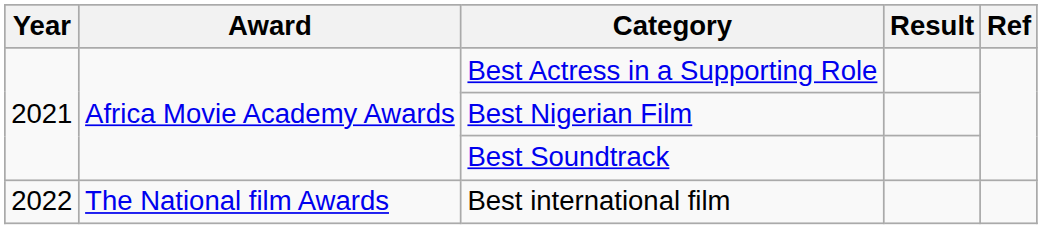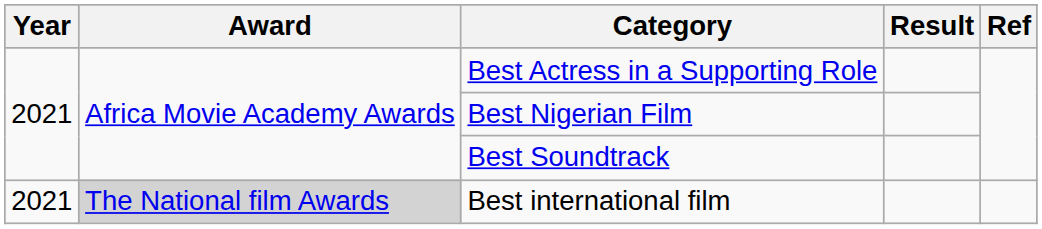(42, 200) 2022 -> (42, 200) 2021
(237, 200) no background -> (237, 200) lightgrey background
